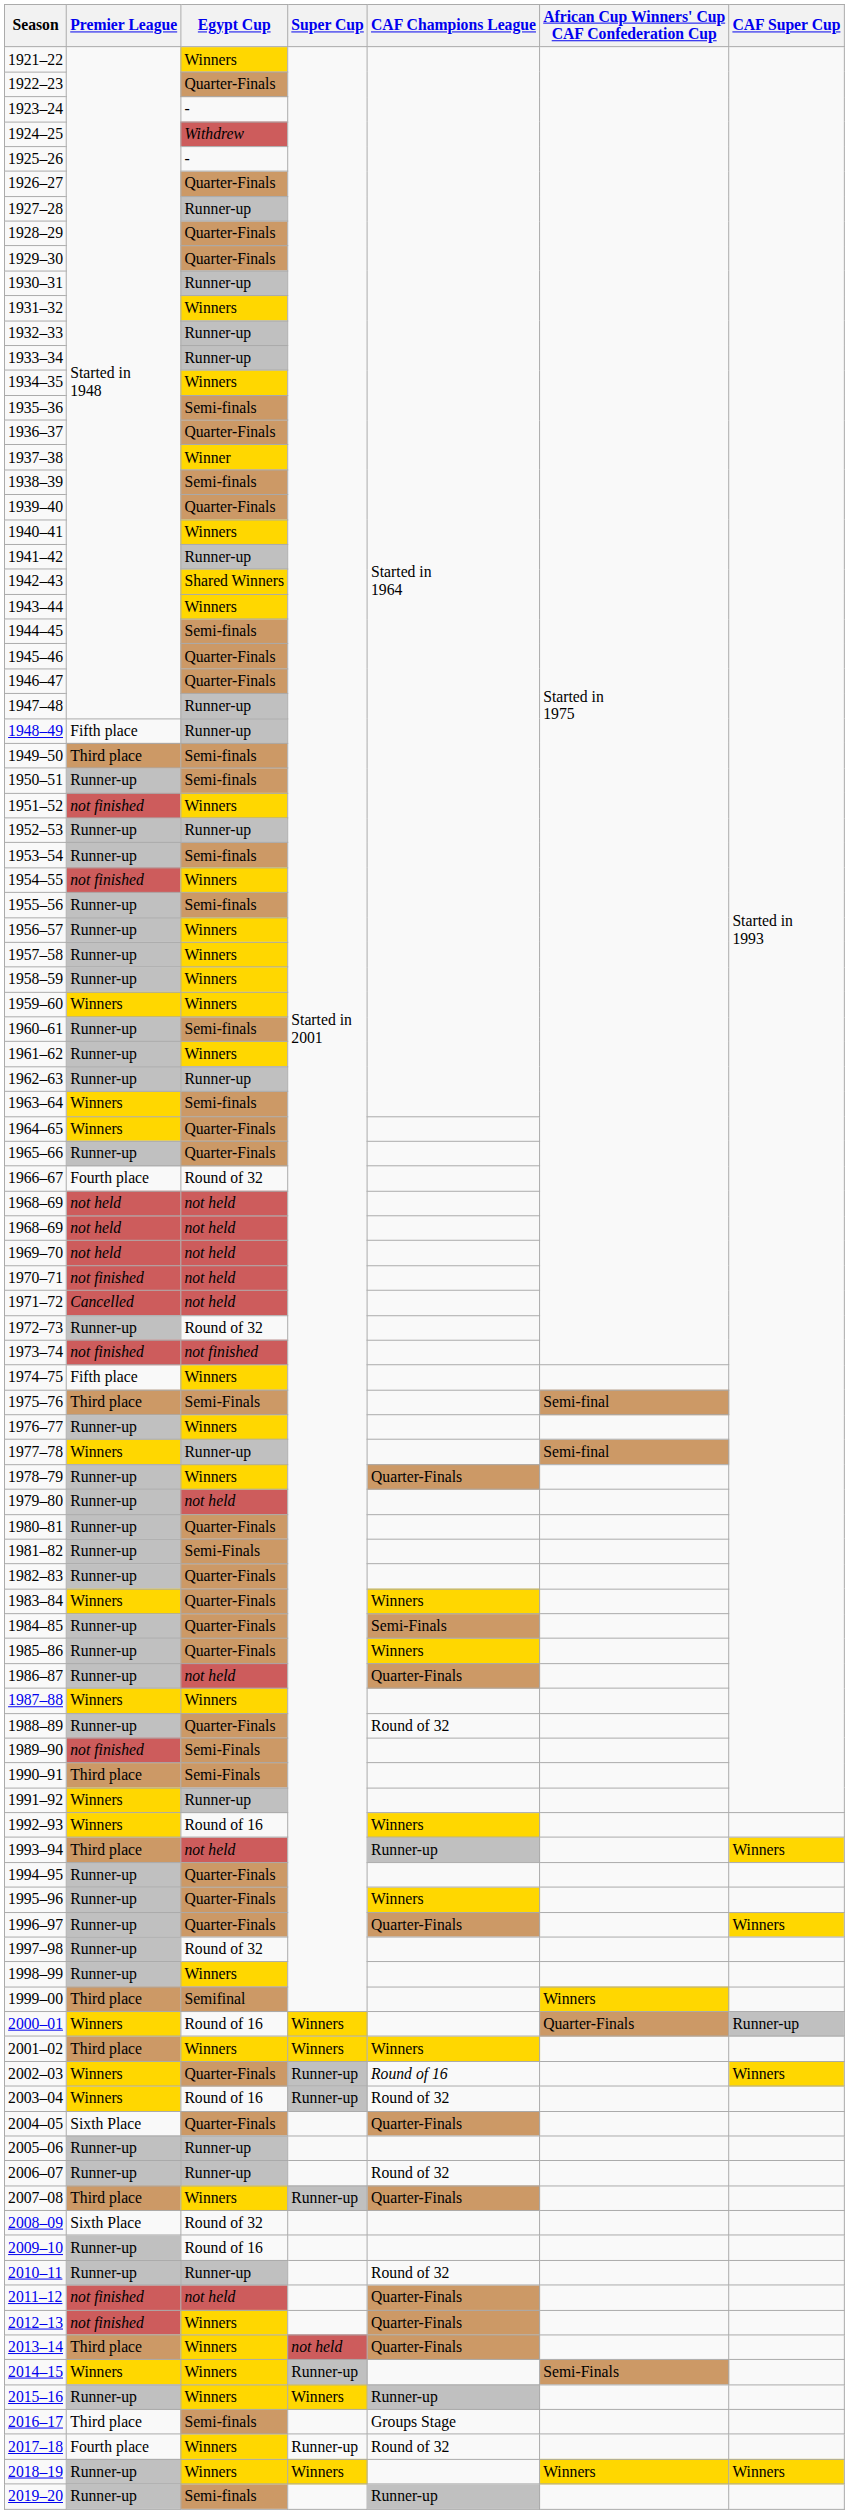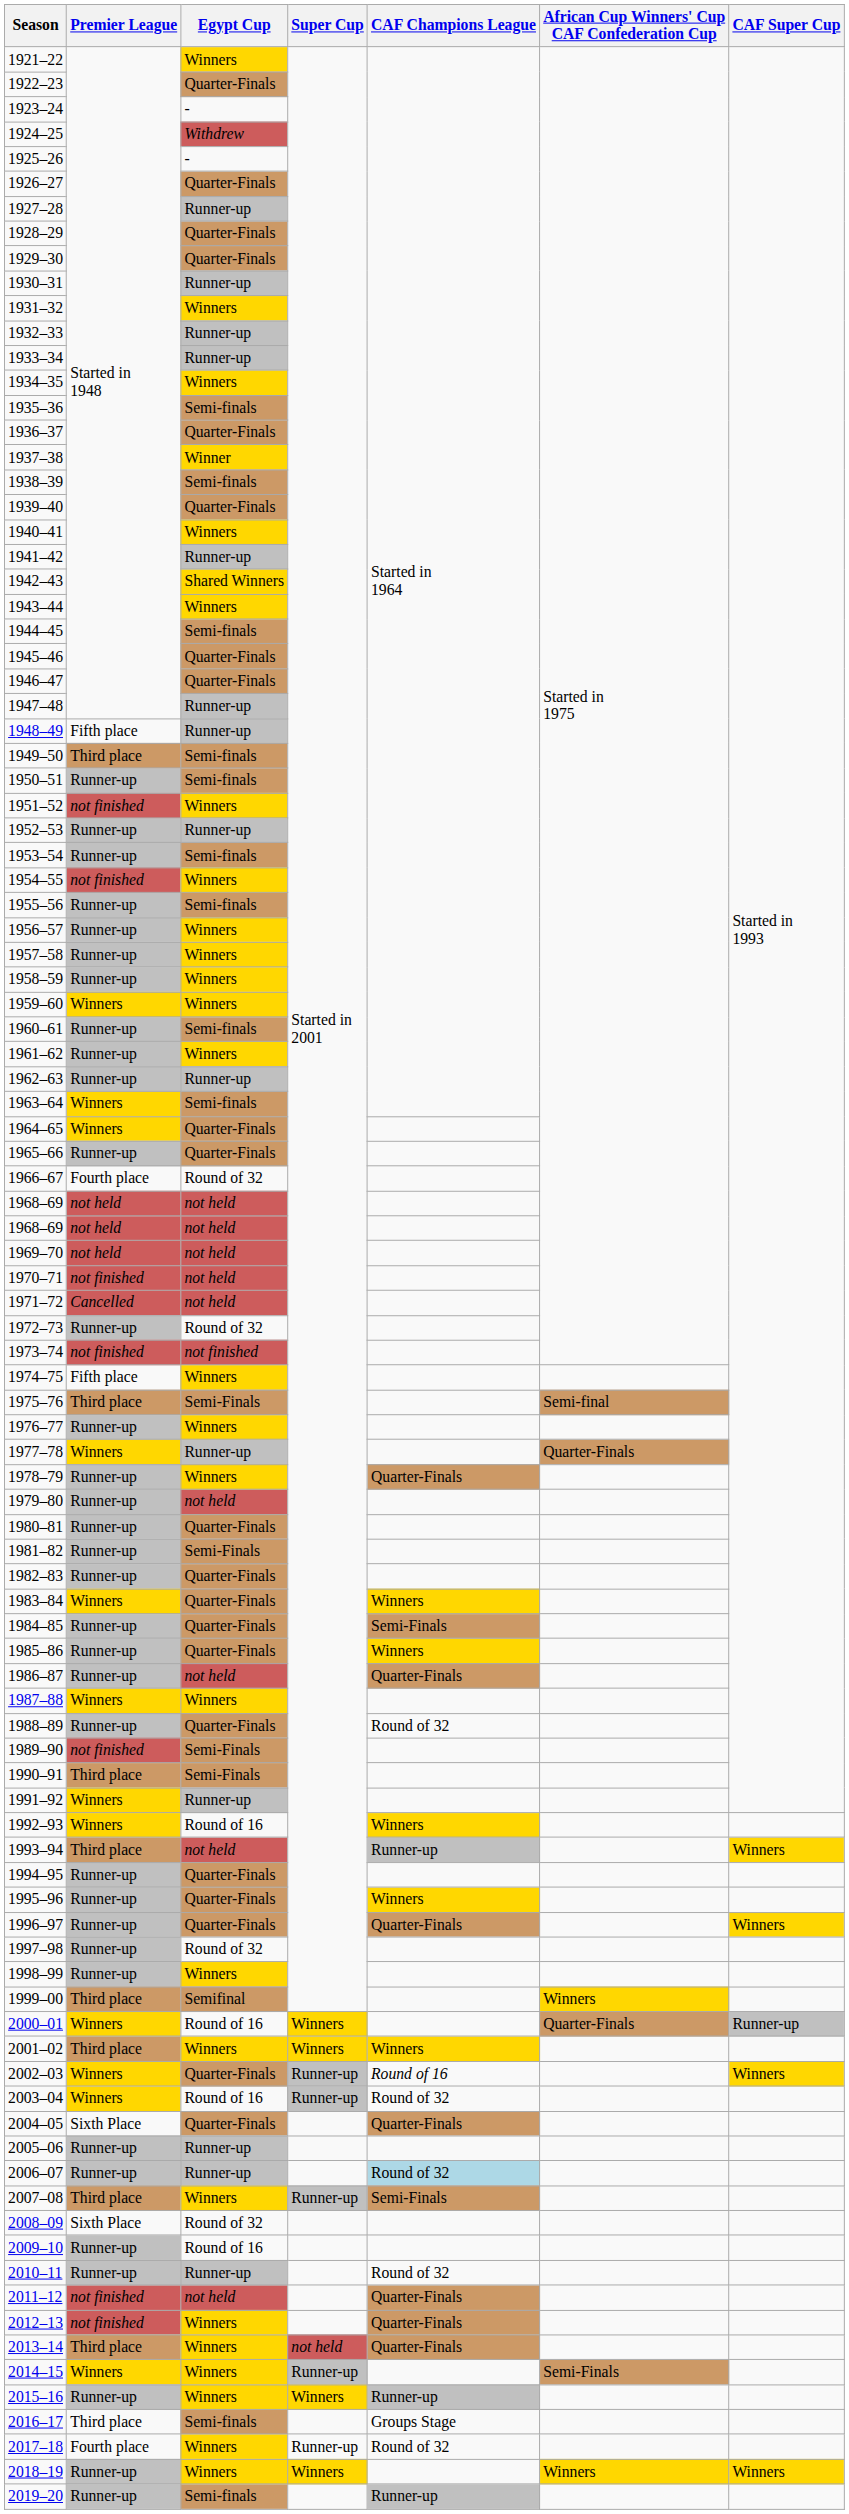(576, 1452) Semi-final -> (589, 1452) Quarter-Finals
(410, 2173) no background -> (410, 2173) lightblue background
(417, 2198) Quarter-Finals -> (409, 2198) Semi-Finals
